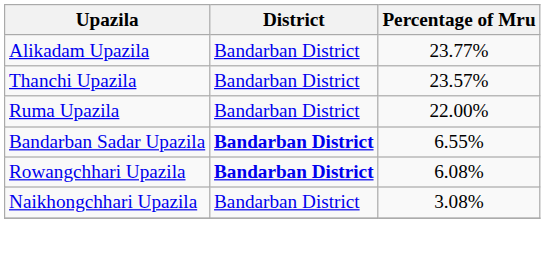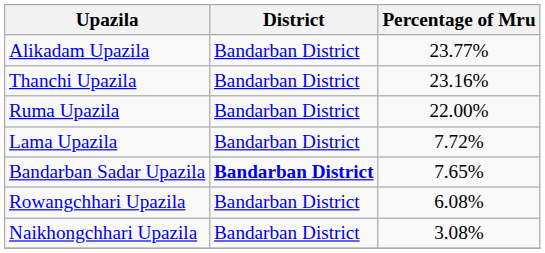(459, 80) 23.57% -> (459, 80) 23.16%
+ row: (63, 141)
(459, 141) 6.55% -> (459, 171) 7.65%
(294, 171) bold -> (287, 202) normal
